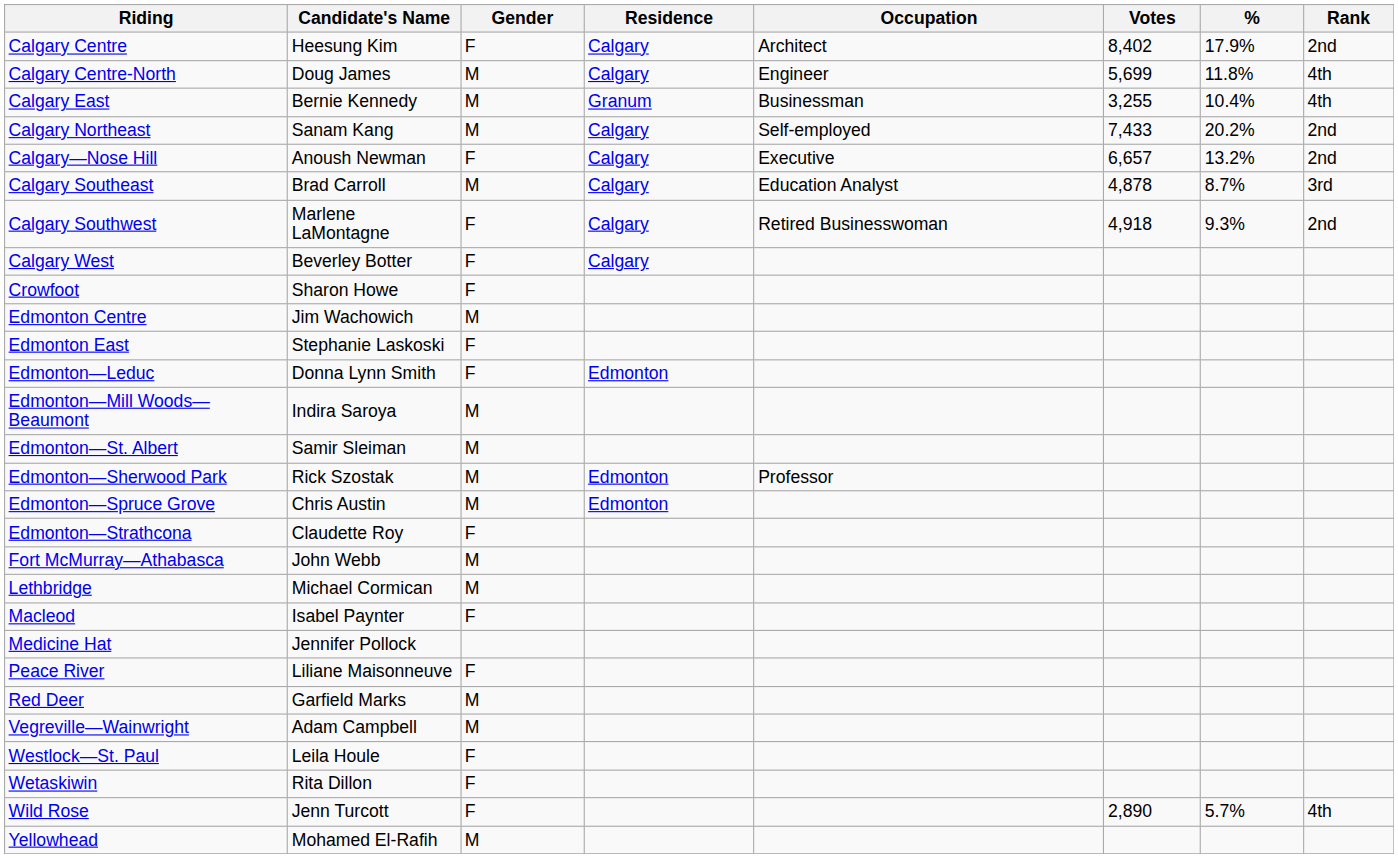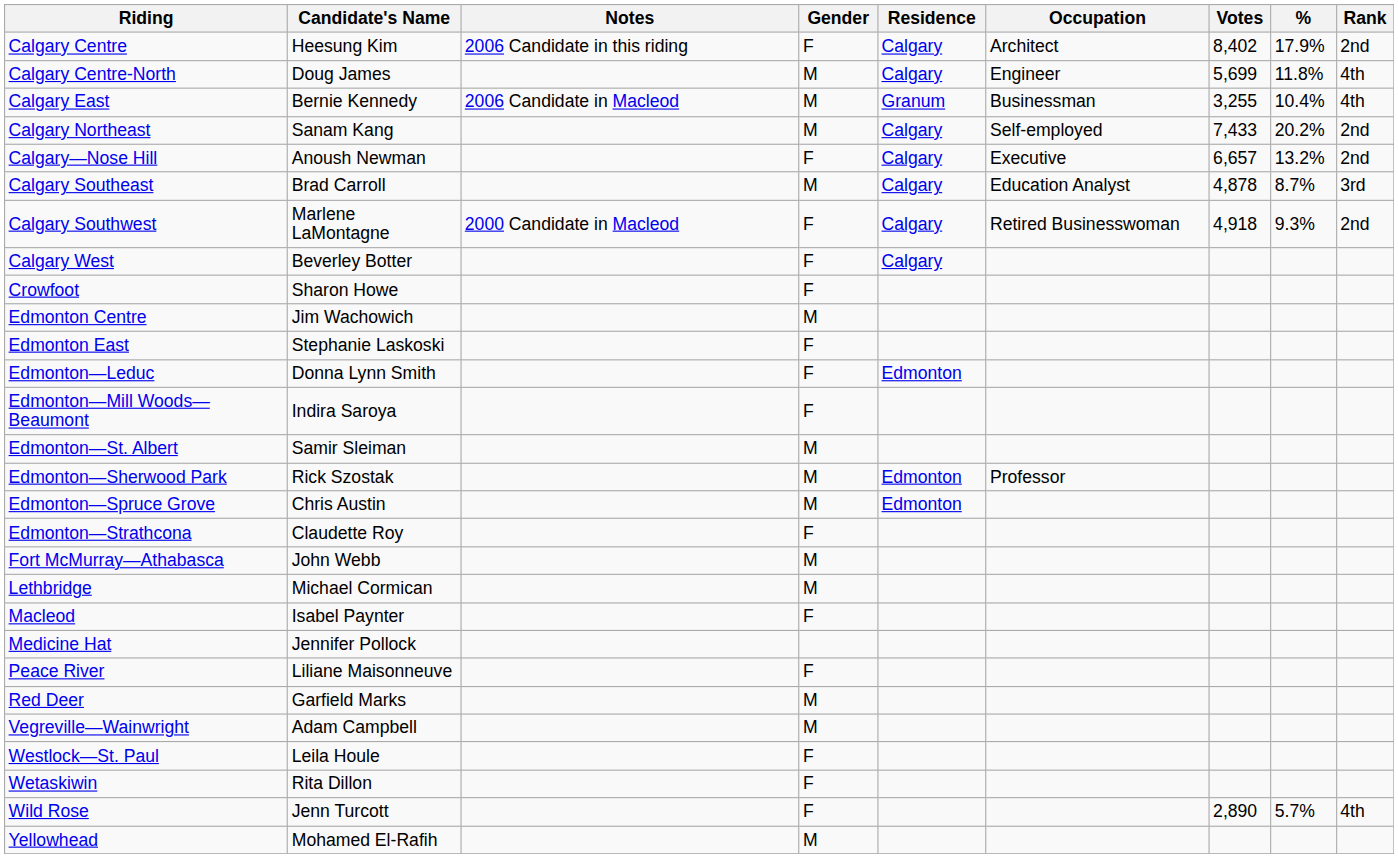+ column: (630, 18)
(472, 411) M -> (808, 411) F
